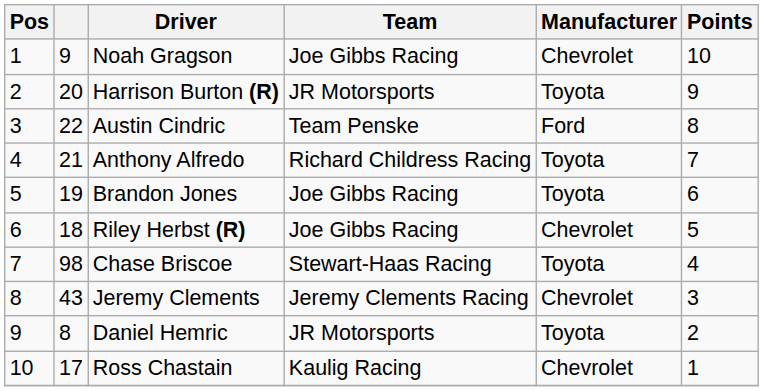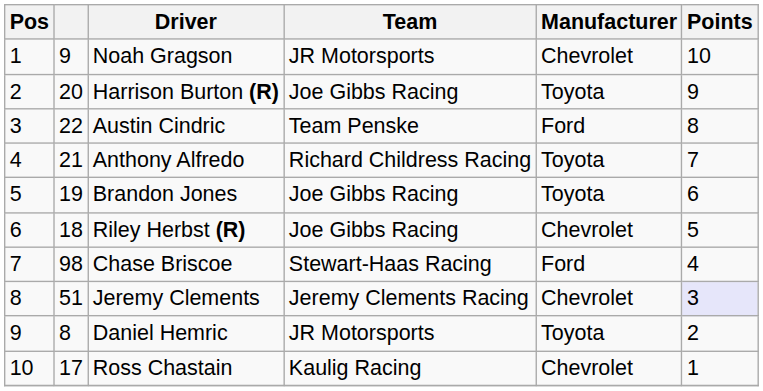(374, 56) Joe Gibbs Racing -> (362, 56) JR Motorsports
(362, 90) JR Motorsports -> (374, 90) Joe Gibbs Racing
(573, 263) Toyota -> (563, 263) Ford
(71, 298) 43 -> (71, 298) 51
(693, 298) no background -> (693, 298) lavender background
